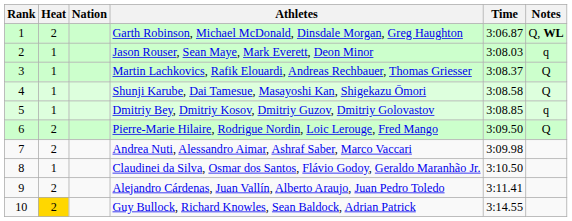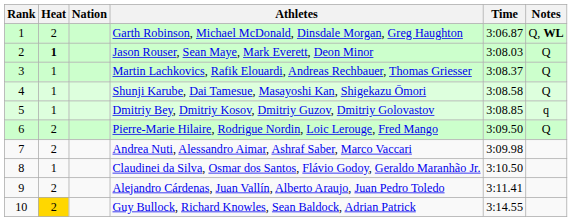(54, 52) normal -> (54, 52) bold
(546, 52) q -> (546, 52) Q
